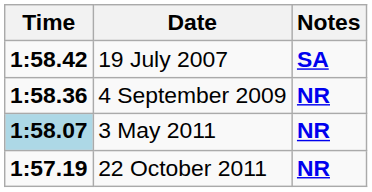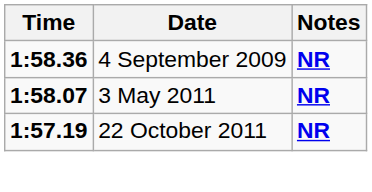- row: (163, 58)
(49, 131) lightblue background -> (49, 95) no background
